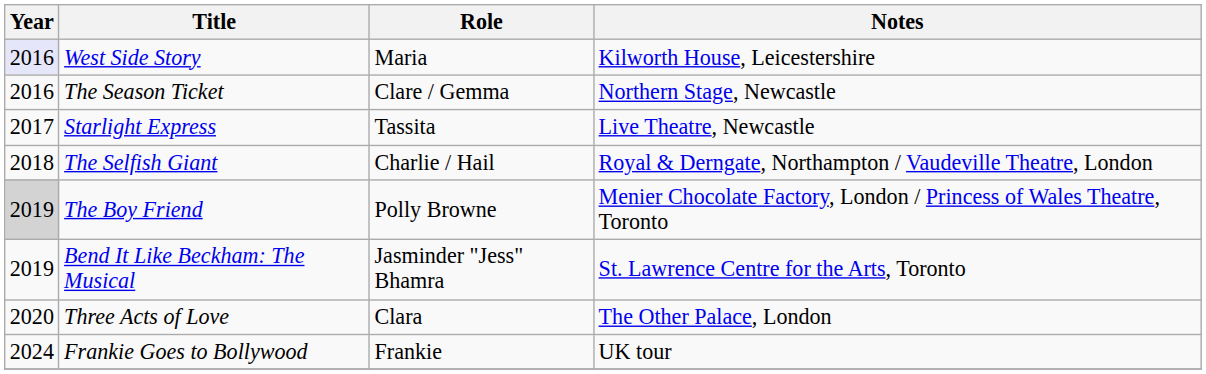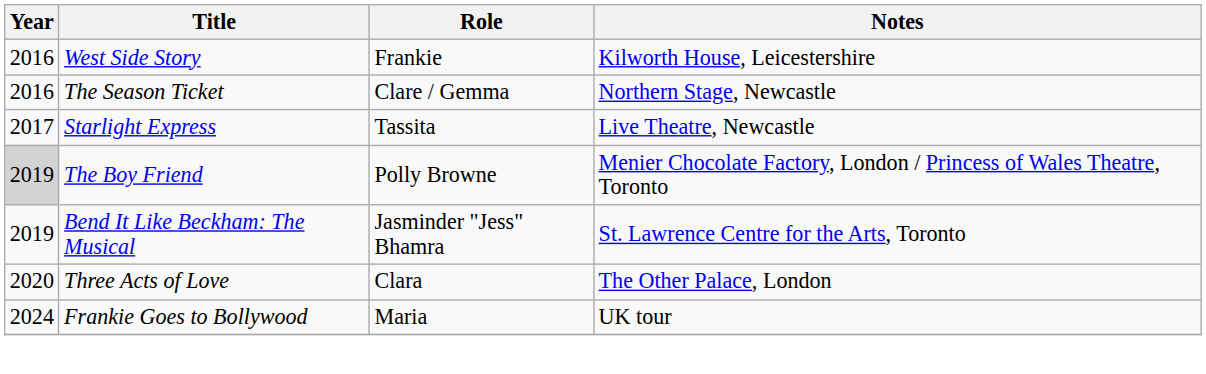(32, 57) lavender background -> (32, 57) no background
(401, 57) Maria -> (408, 57) Frankie
- row: (141, 162)
(408, 351) Frankie -> (401, 316) Maria
